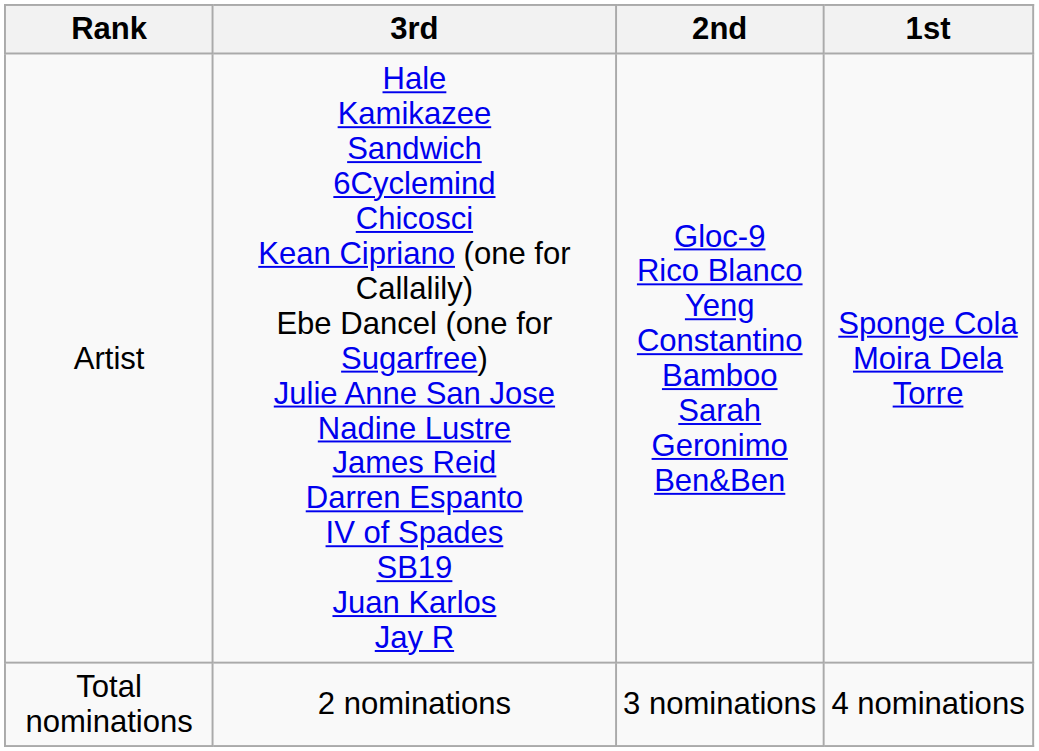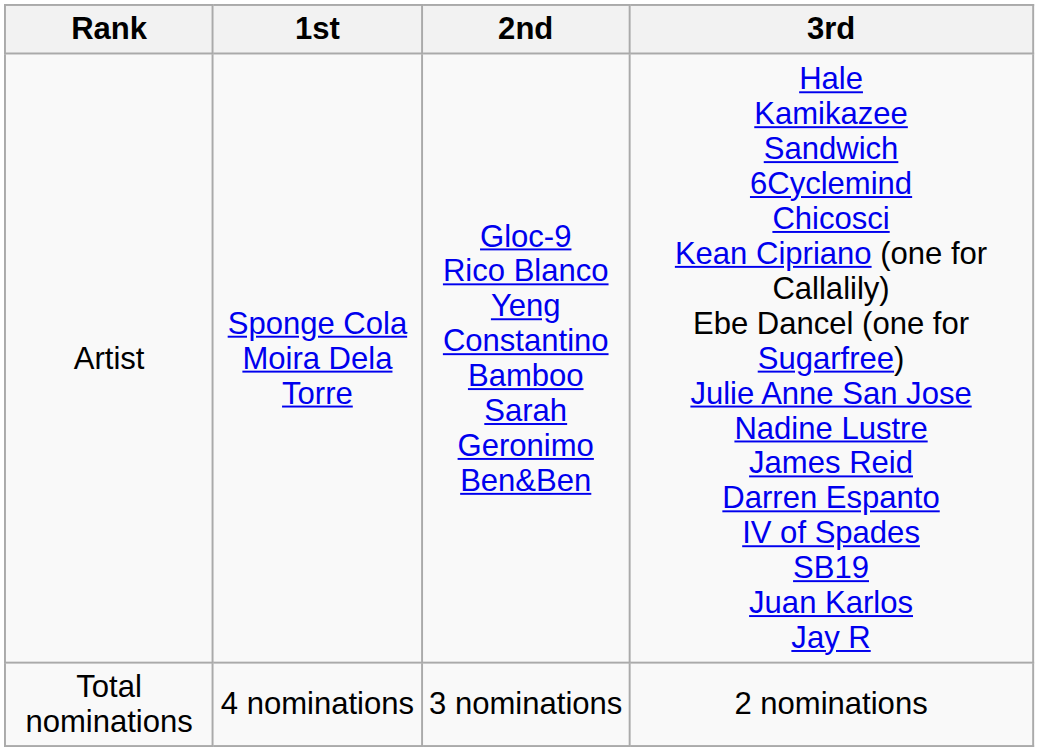columns swapped: (928, 29) <-> (414, 29)
